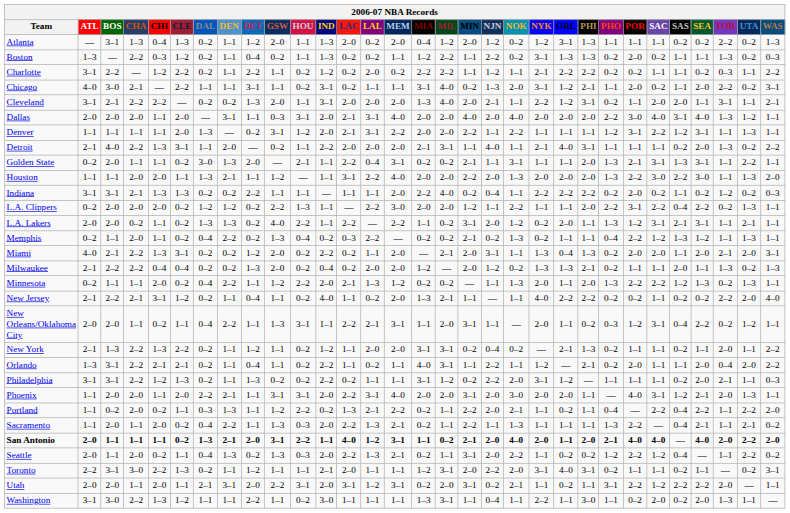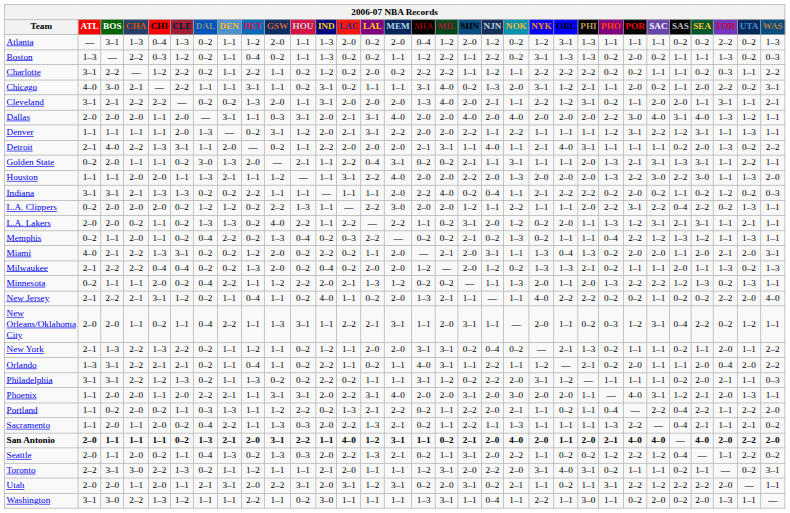(541, 72) 2–1 -> (541, 72) 2–2
(541, 192) 2–2 -> (541, 192) 2–1
